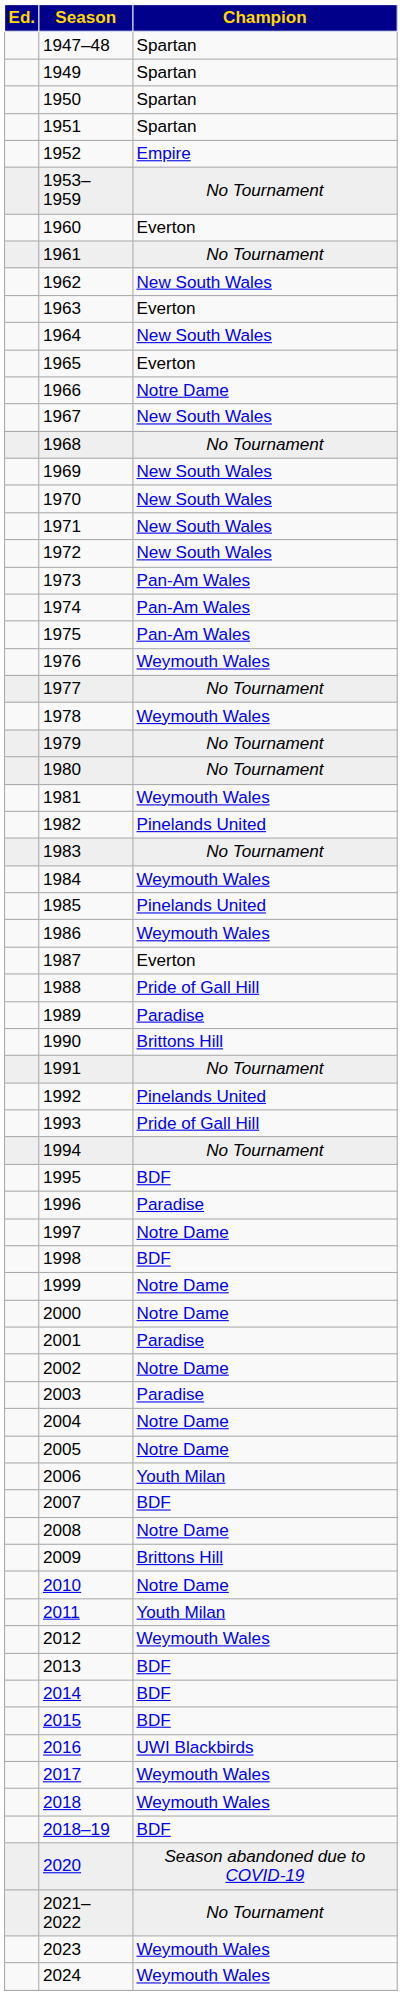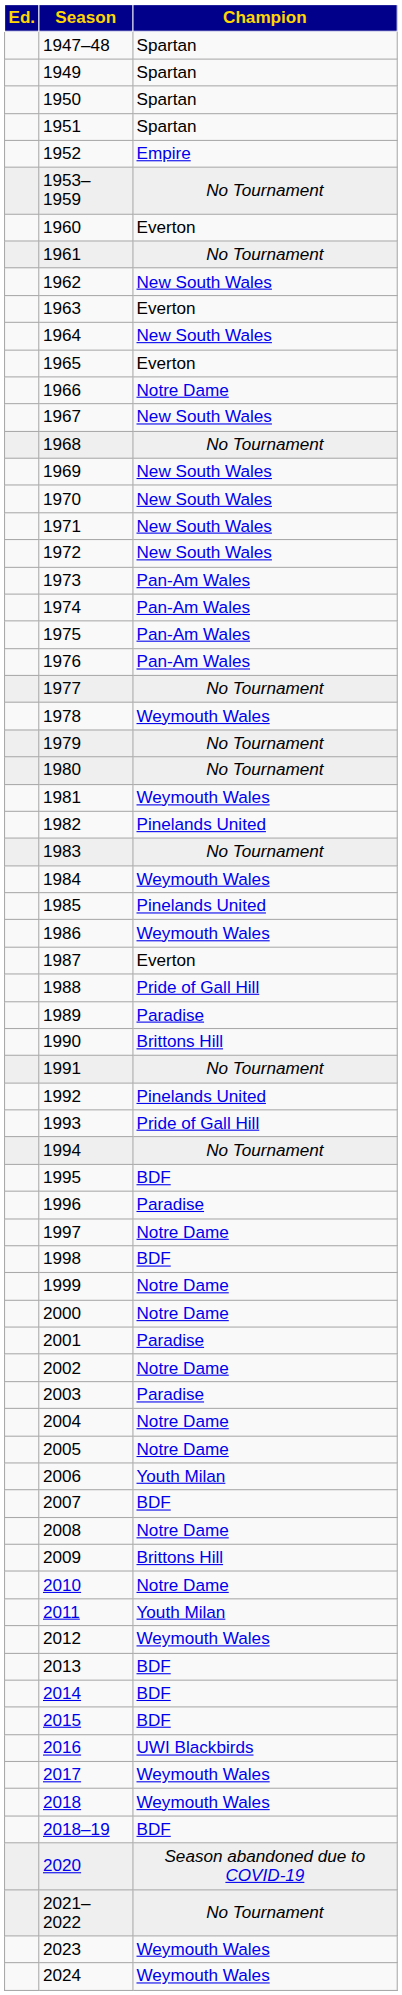(203, 661) Weymouth Wales -> (193, 661) Pan-Am Wales
